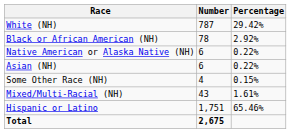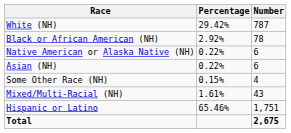columns swapped: (214, 11) <-> (259, 11)
